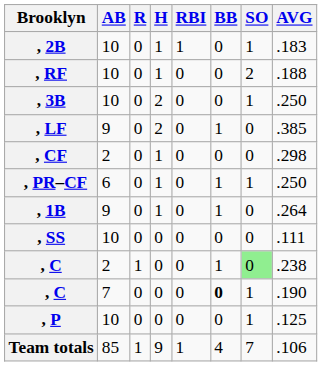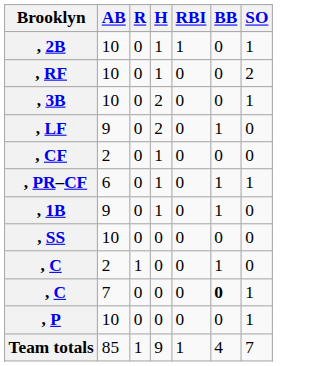- column: (294, 18)
(250, 264) lightgreen background -> (250, 264) no background
